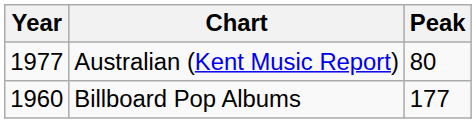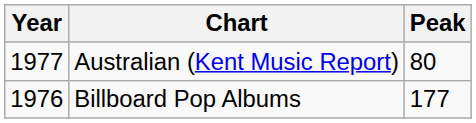(37, 99) 1960 -> (37, 99) 1976
